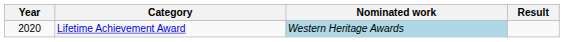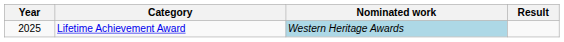(30, 28) 2020 -> (30, 28) 2025
